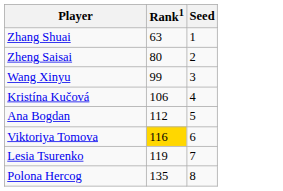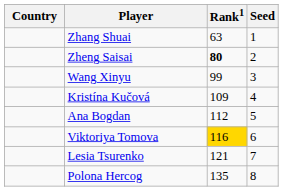+ column: (35, 16)
(156, 57) normal -> (216, 57) bold
(159, 96) 106 -> (219, 96) 109
(159, 156) 119 -> (219, 156) 121
